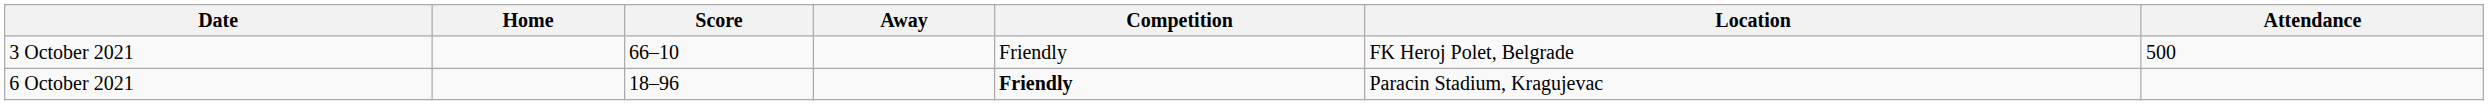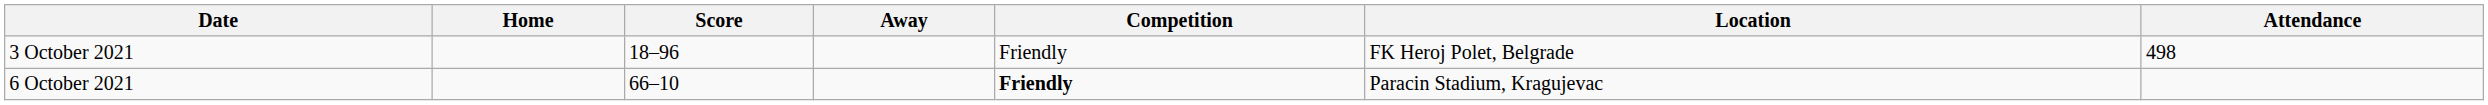(654, 52) 66–10 -> (654, 52) 18–96
(2161, 52) 500 -> (2161, 52) 498
(654, 83) 18–96 -> (654, 83) 66–10
